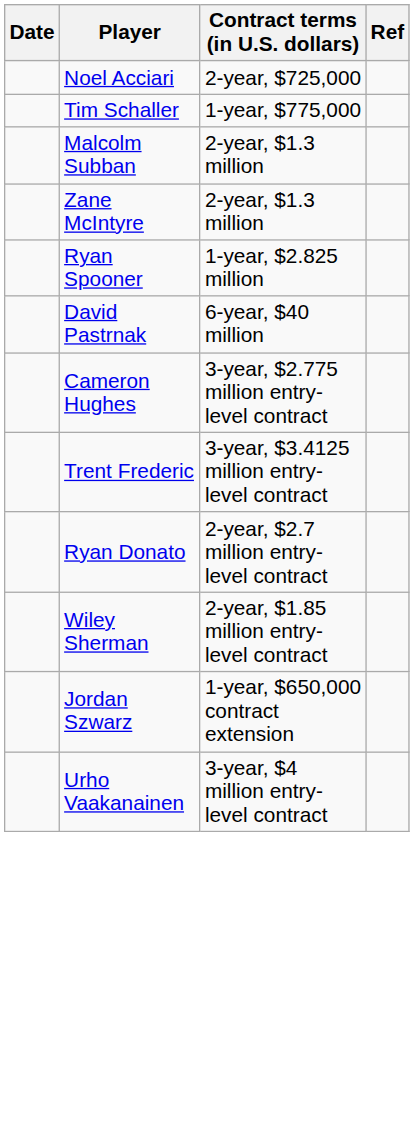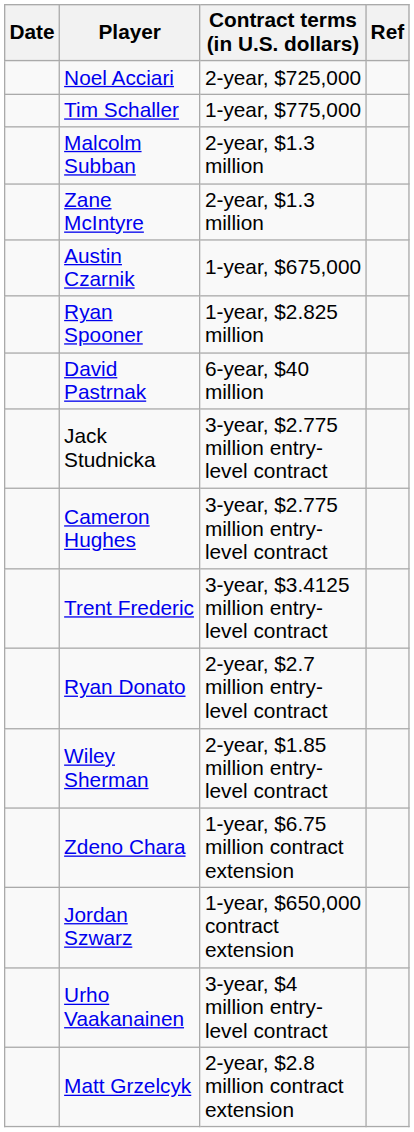+ row: (99, 267)
+ row: (110, 448)
+ row: (125, 847)
+ row: (128, 1086)
